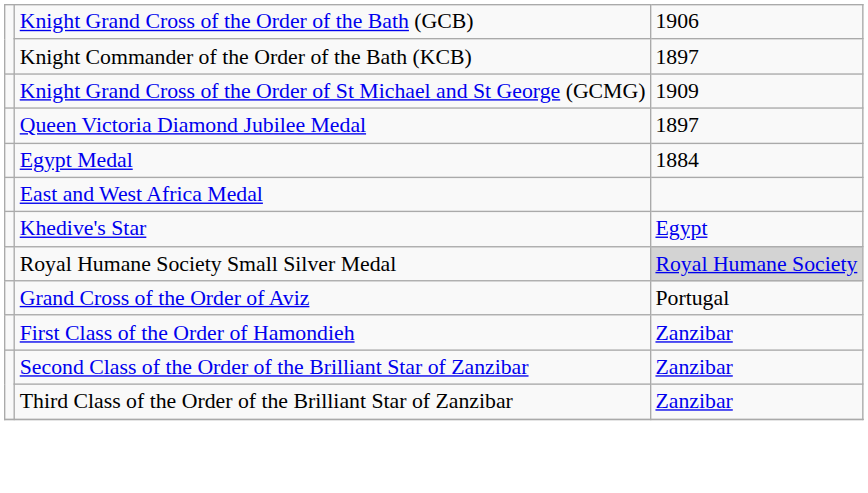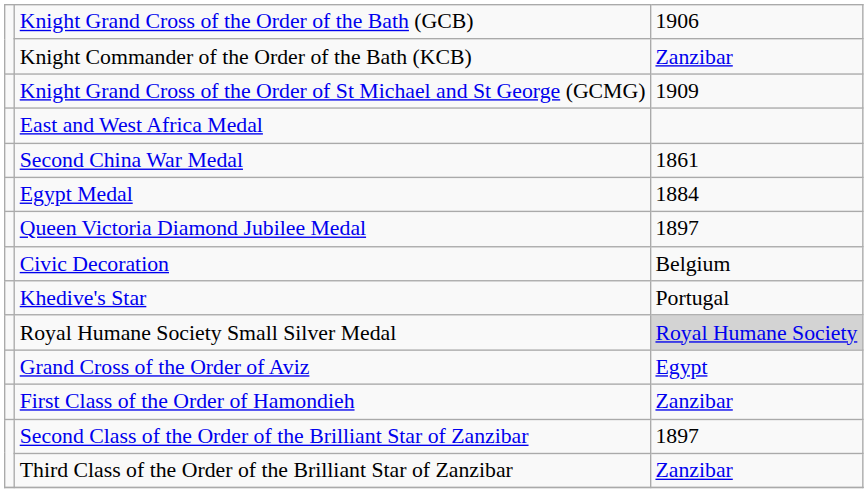(677, 56) 1897 -> (694, 56) Zanzibar
rows swapped: (193, 125) <-> (141, 194)
+ row: (131, 159)
+ row: (94, 263)
(681, 228) Egypt -> (692, 297) Portugal
(692, 297) Portugal -> (681, 366) Egypt
(694, 366) Zanzibar -> (677, 435) 1897
